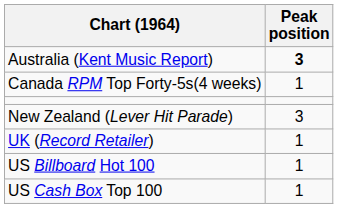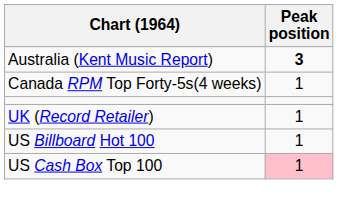- row: (121, 116)
(299, 191) no background -> (299, 166) pink background
